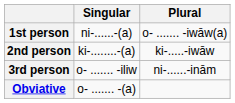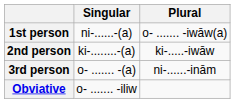(107, 70) o- ....... -iliw -> (107, 70) o- ....... -(a)
(107, 88) o- ....... -(a) -> (107, 88) o- ....... -iliw
